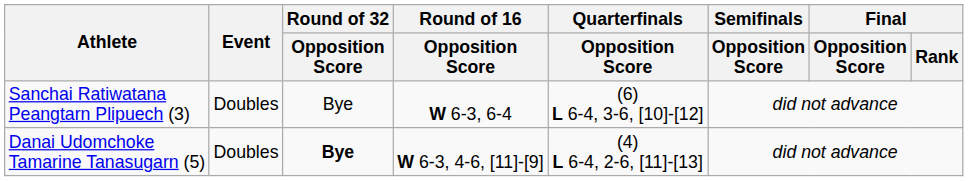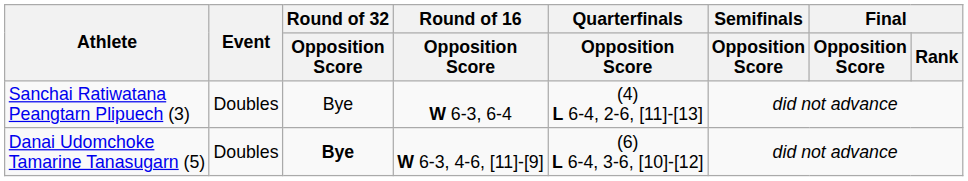(628, 104) (6) L 6-4, 3-6, [10]-[12] -> (628, 104) (4) L 6-4, 2-6, [11]-[13]
(628, 152) (4) L 6-4, 2-6, [11]-[13] -> (628, 152) (6) L 6-4, 3-6, [10]-[12]
